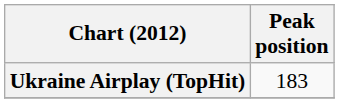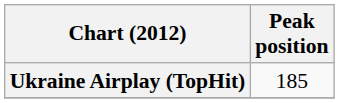(292, 80) 183 -> (292, 80) 185
